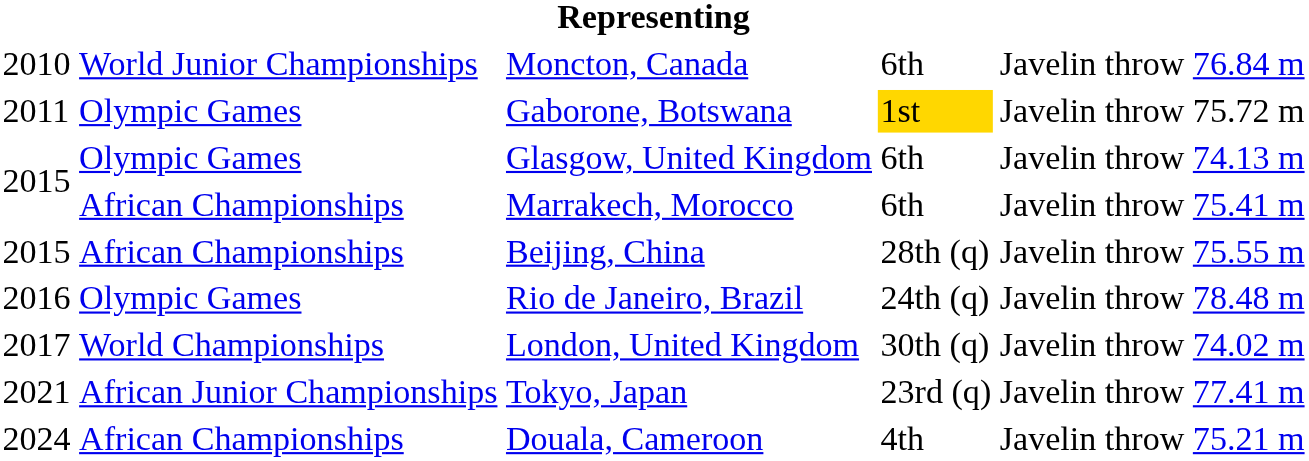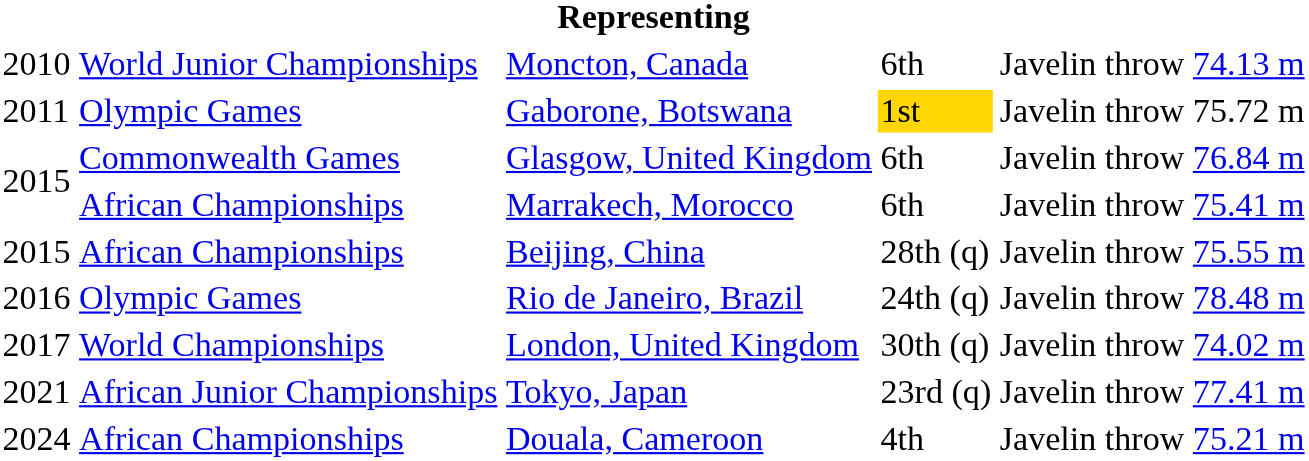(1249, 63) 76.84 m -> (1249, 63) 74.13 m
(190, 157) Olympic Games -> (240, 157) Commonwealth Games
(1249, 157) 74.13 m -> (1249, 157) 76.84 m
